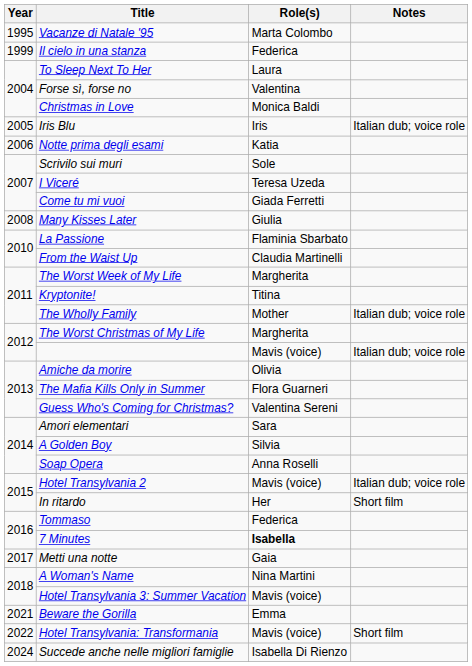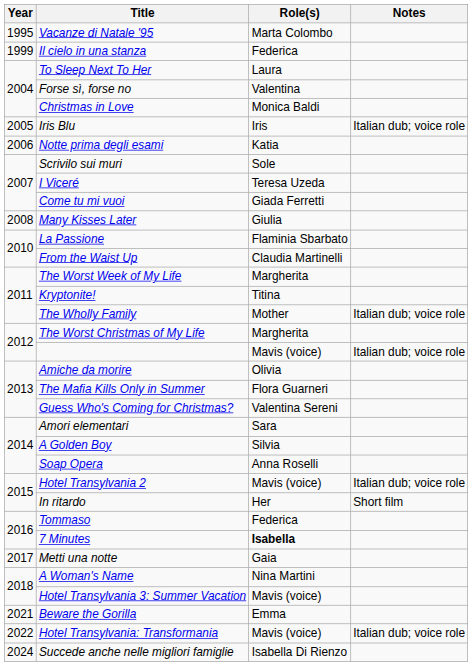(378, 633) Short film -> (409, 633) Italian dub; voice role
